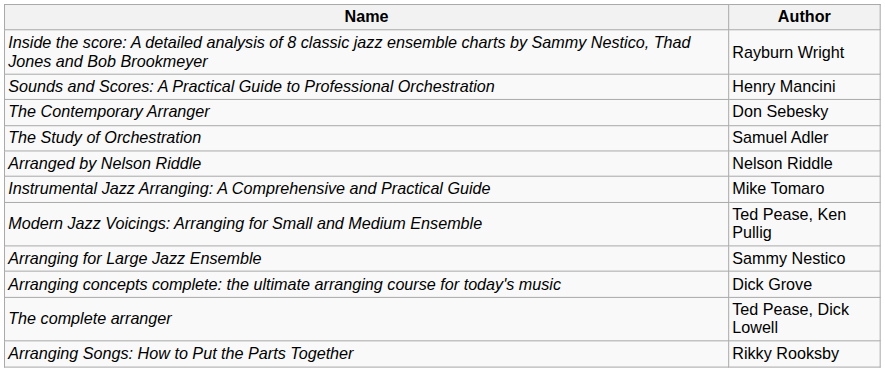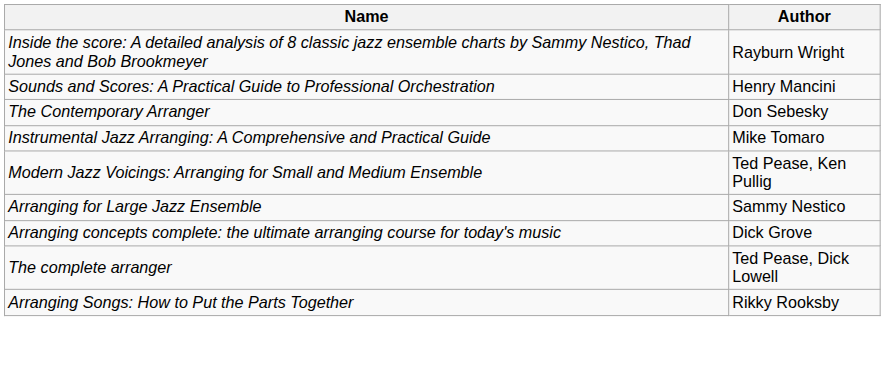- row: (105, 138)
- row: (105, 163)
